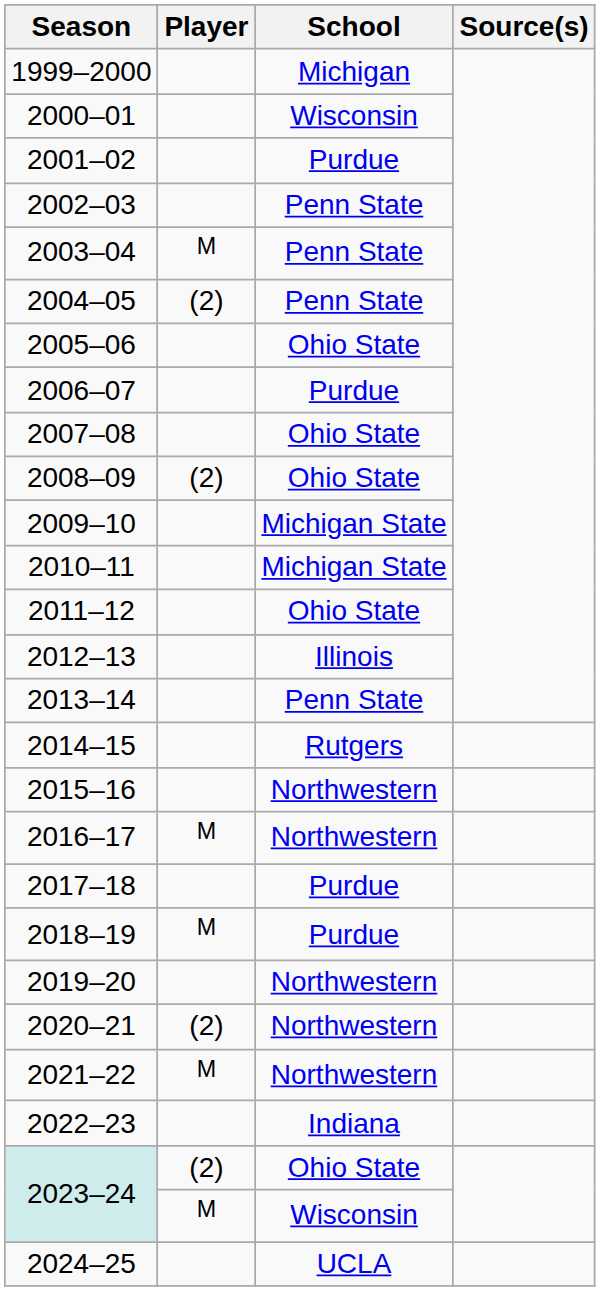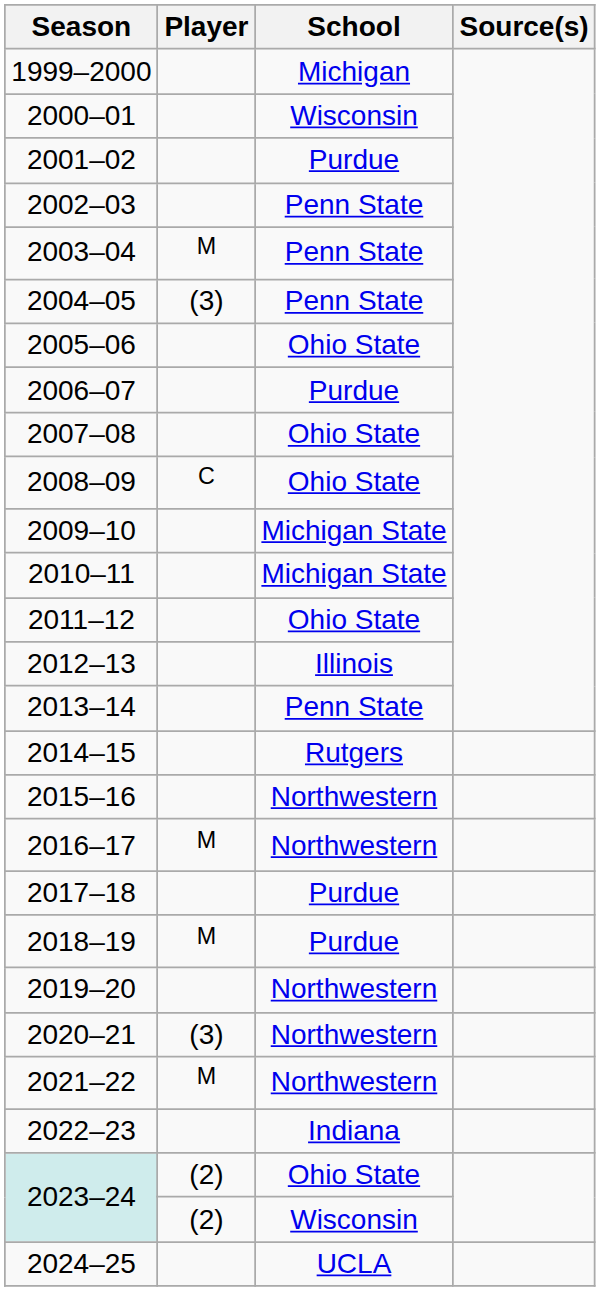(206, 300) (2) -> (206, 300) (3)
(206, 478) (2) -> (206, 476) C
(206, 1026) (2) -> (206, 1033) (3)
(206, 1209) M -> (206, 1219) (2)
